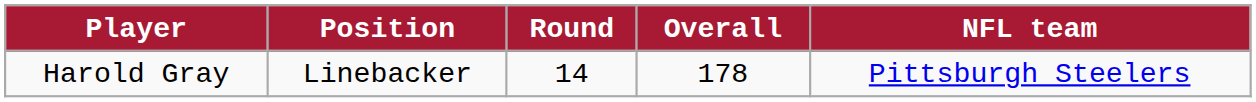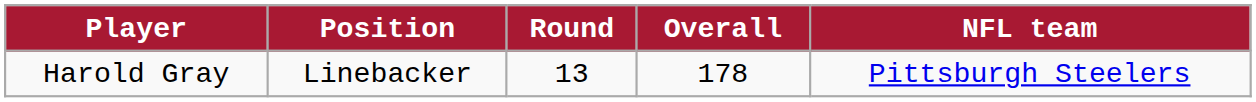(572, 74) 14 -> (572, 74) 13
